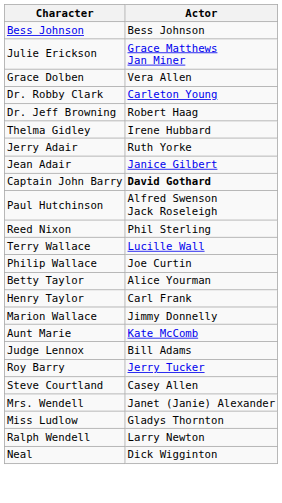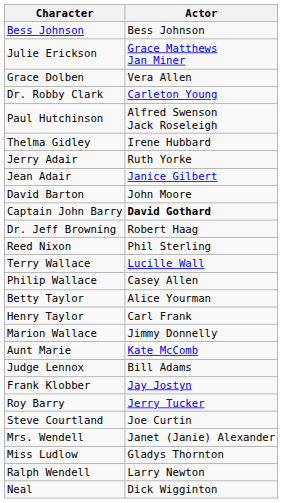rows swapped: (55, 205) <-> (62, 112)
+ row: (45, 194)
(160, 264) Joe Curtin -> (163, 281) Casey Allen
+ row: (49, 385)
(163, 385) Casey Allen -> (160, 420) Joe Curtin
